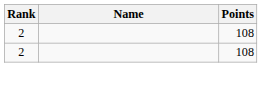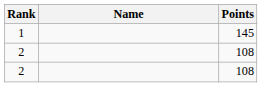+ row: (21, 33)
